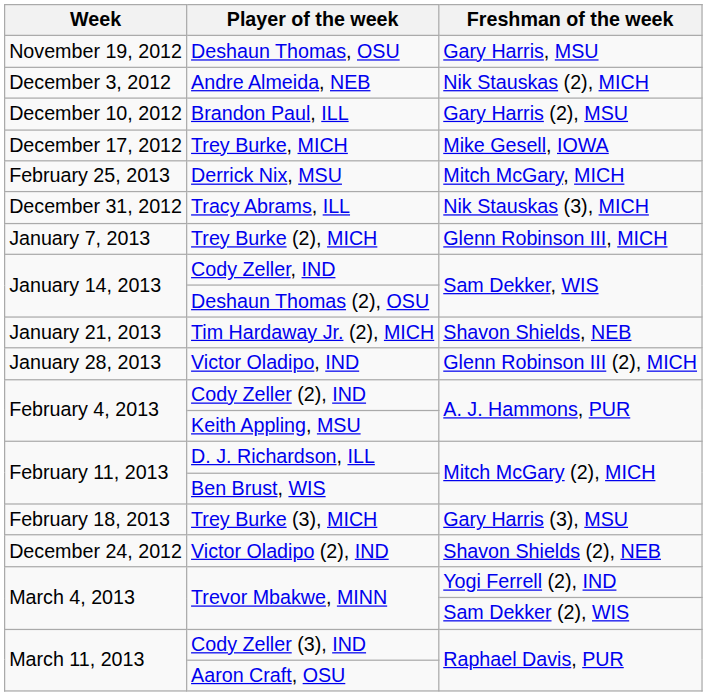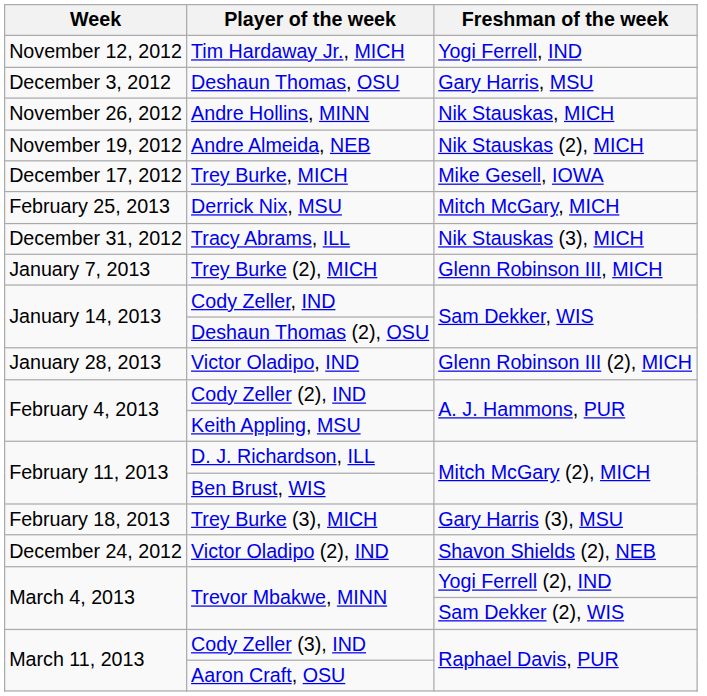+ row: (298, 51)
(96, 51) November 19, 2012 -> (90, 82) December 3, 2012
+ row: (280, 113)
(90, 82) December 3, 2012 -> (96, 144) November 19, 2012
- row: (270, 113)
- row: (313, 332)
